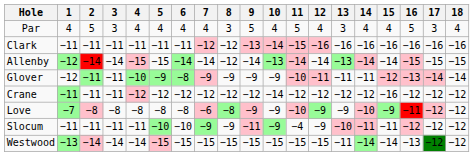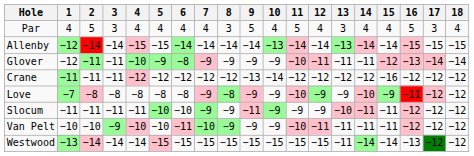- row: (22, 45)
(229, 61) −12 -> (229, 45) −14
(252, 94) −12 -> (252, 78) −13
(206, 110) −6 -> (206, 94) −9
(297, 127) −4 -> (297, 110) −9
+ row: (31, 127)
